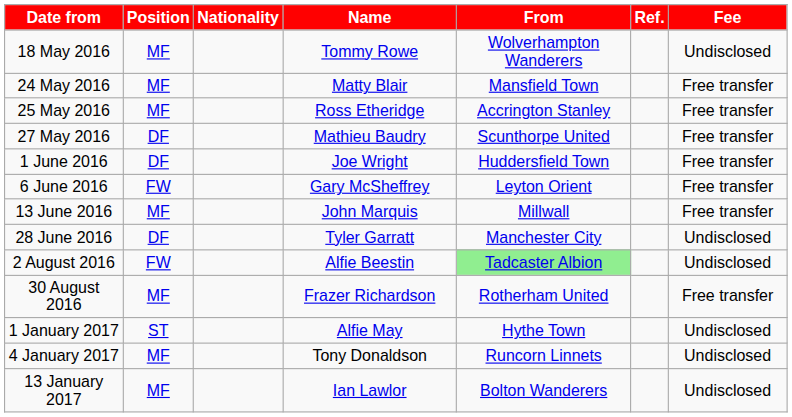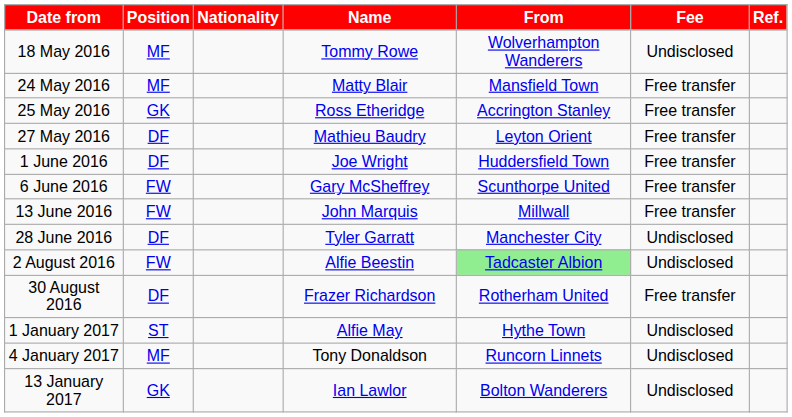columns swapped: (728, 18) <-> (650, 18)
(158, 111) MF -> (158, 111) GK
(544, 136) Scunthorpe United -> (544, 136) Leyton Orient
(544, 187) Leyton Orient -> (544, 187) Scunthorpe United
(158, 212) MF -> (158, 212) FW
(158, 297) MF -> (158, 297) DF
(158, 390) MF -> (158, 390) GK
